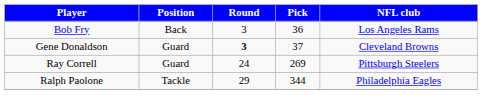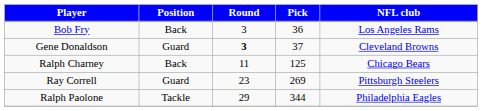+ row: (72, 64)
(244, 64) 24 -> (244, 81) 23
